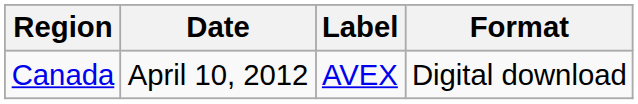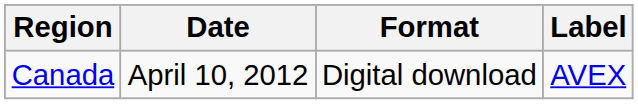columns swapped: (519, 27) <-> (360, 27)
